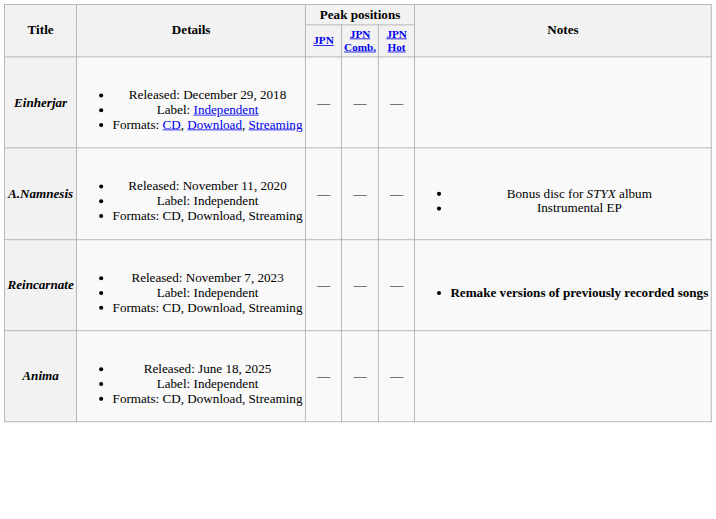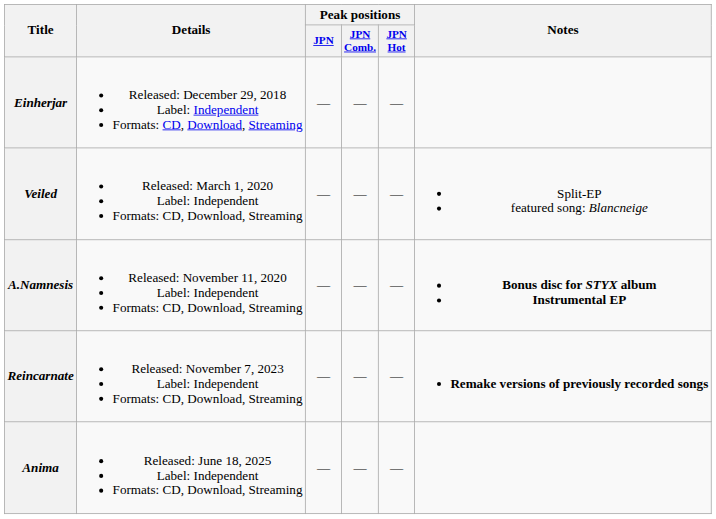+ row: (41, 193)
(563, 201) normal -> (563, 292) bold
